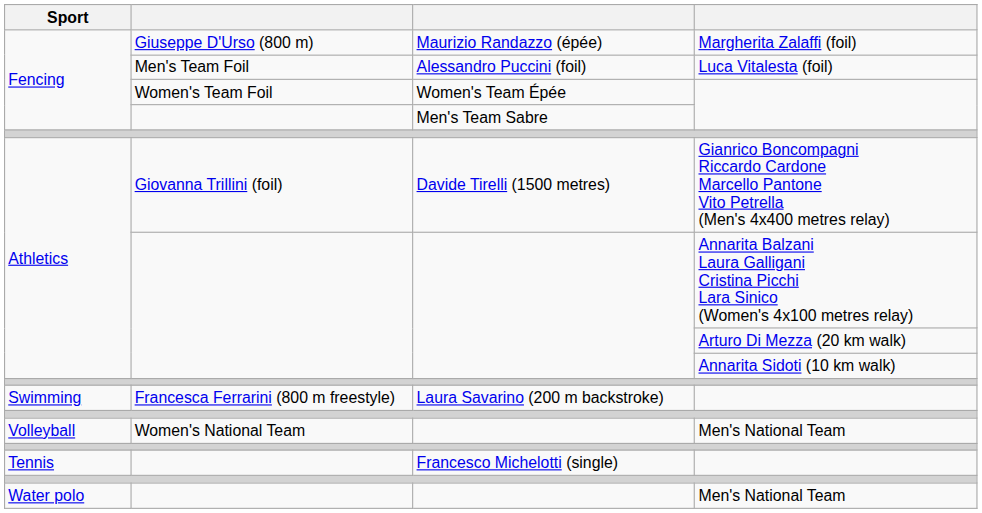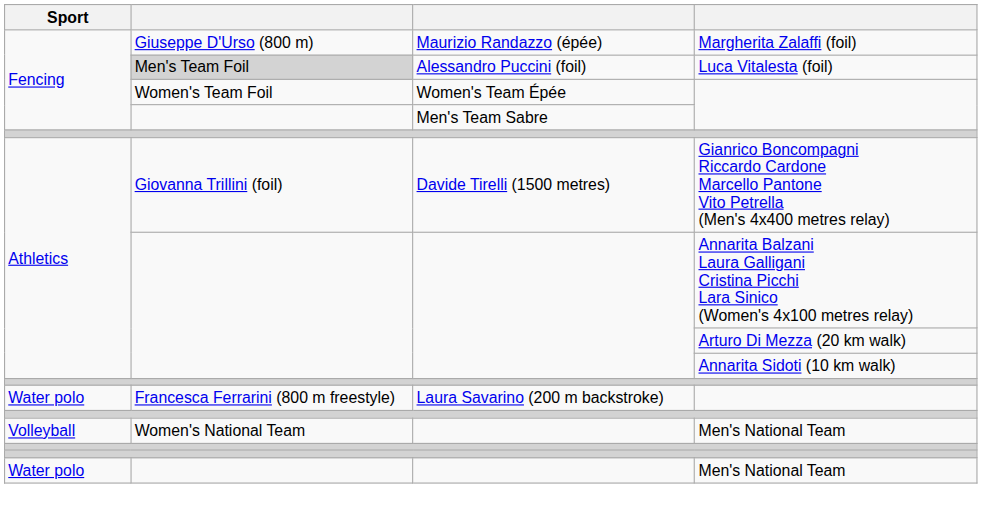(192, 68) no background -> (192, 68) lightgrey background
(45, 398) Swimming -> (46, 398) Water polo
- row: (517, 463)
